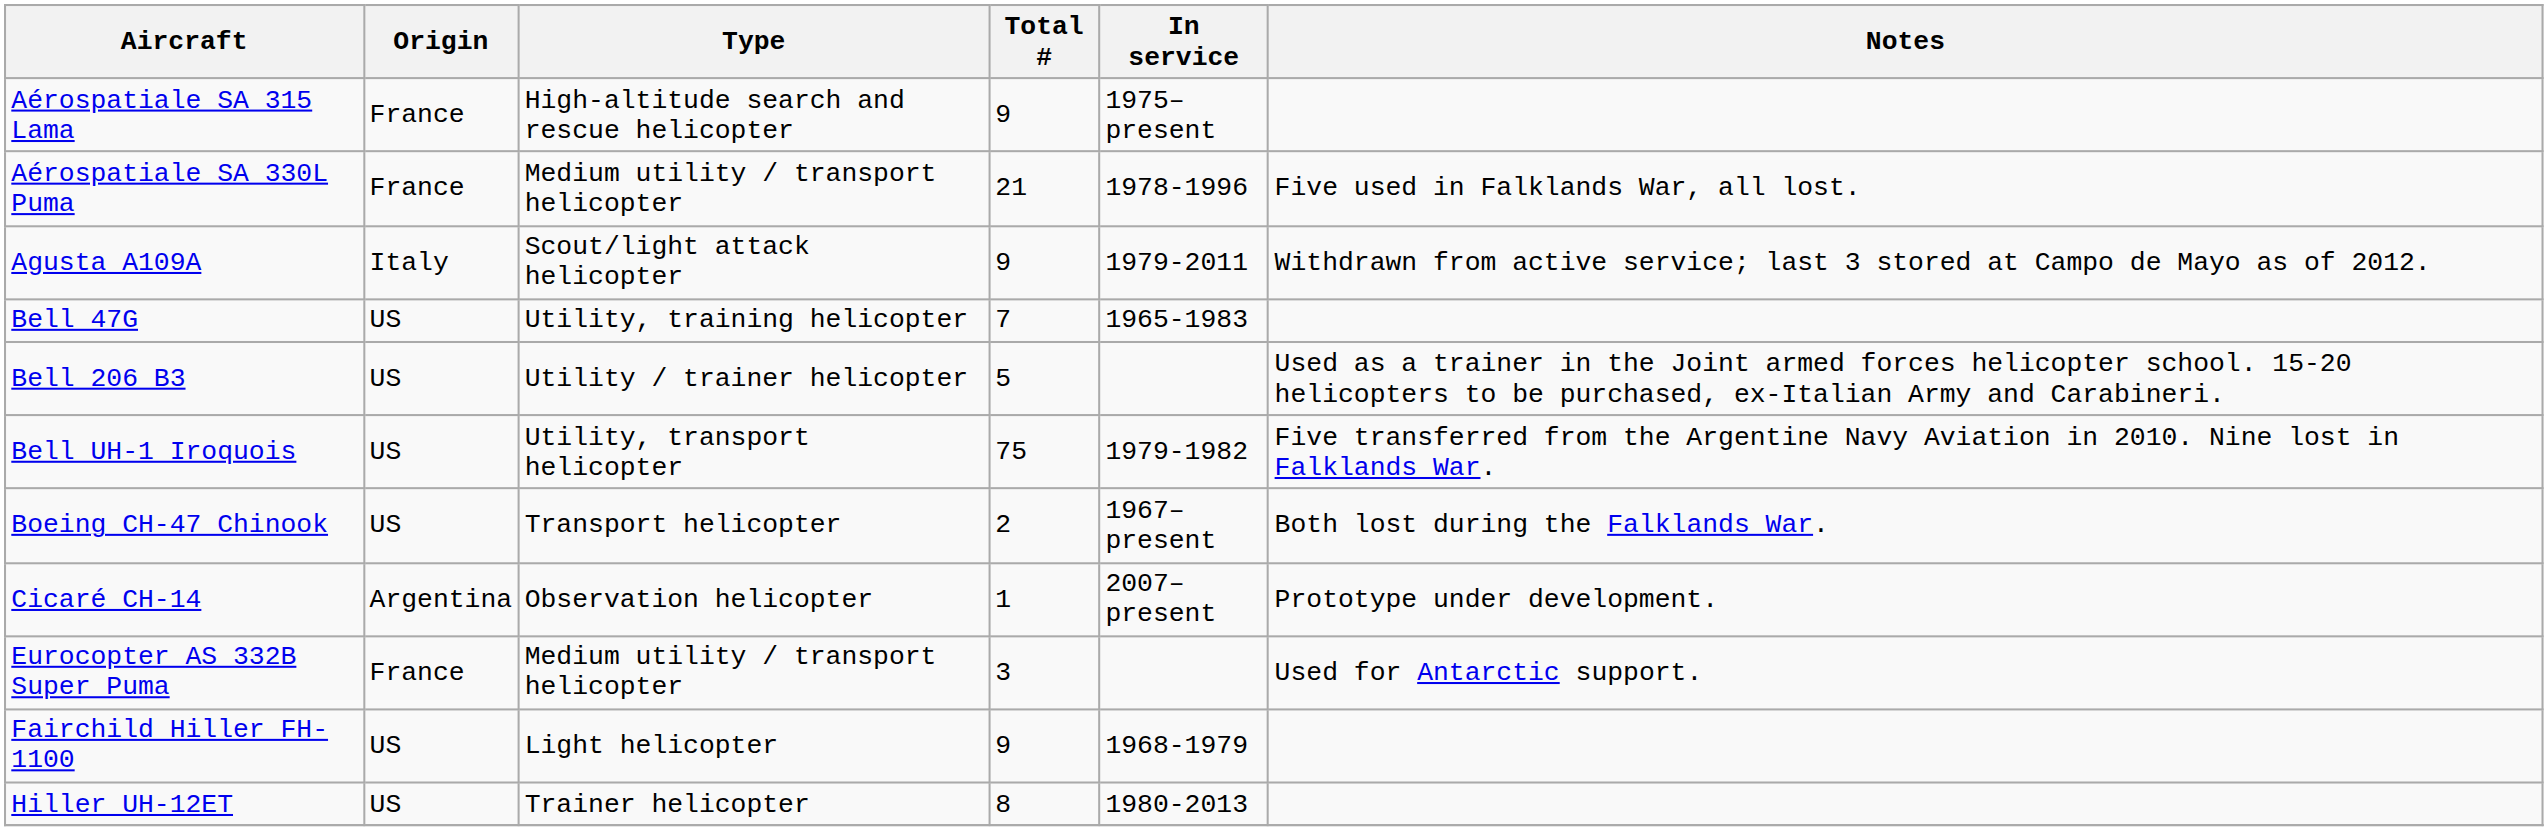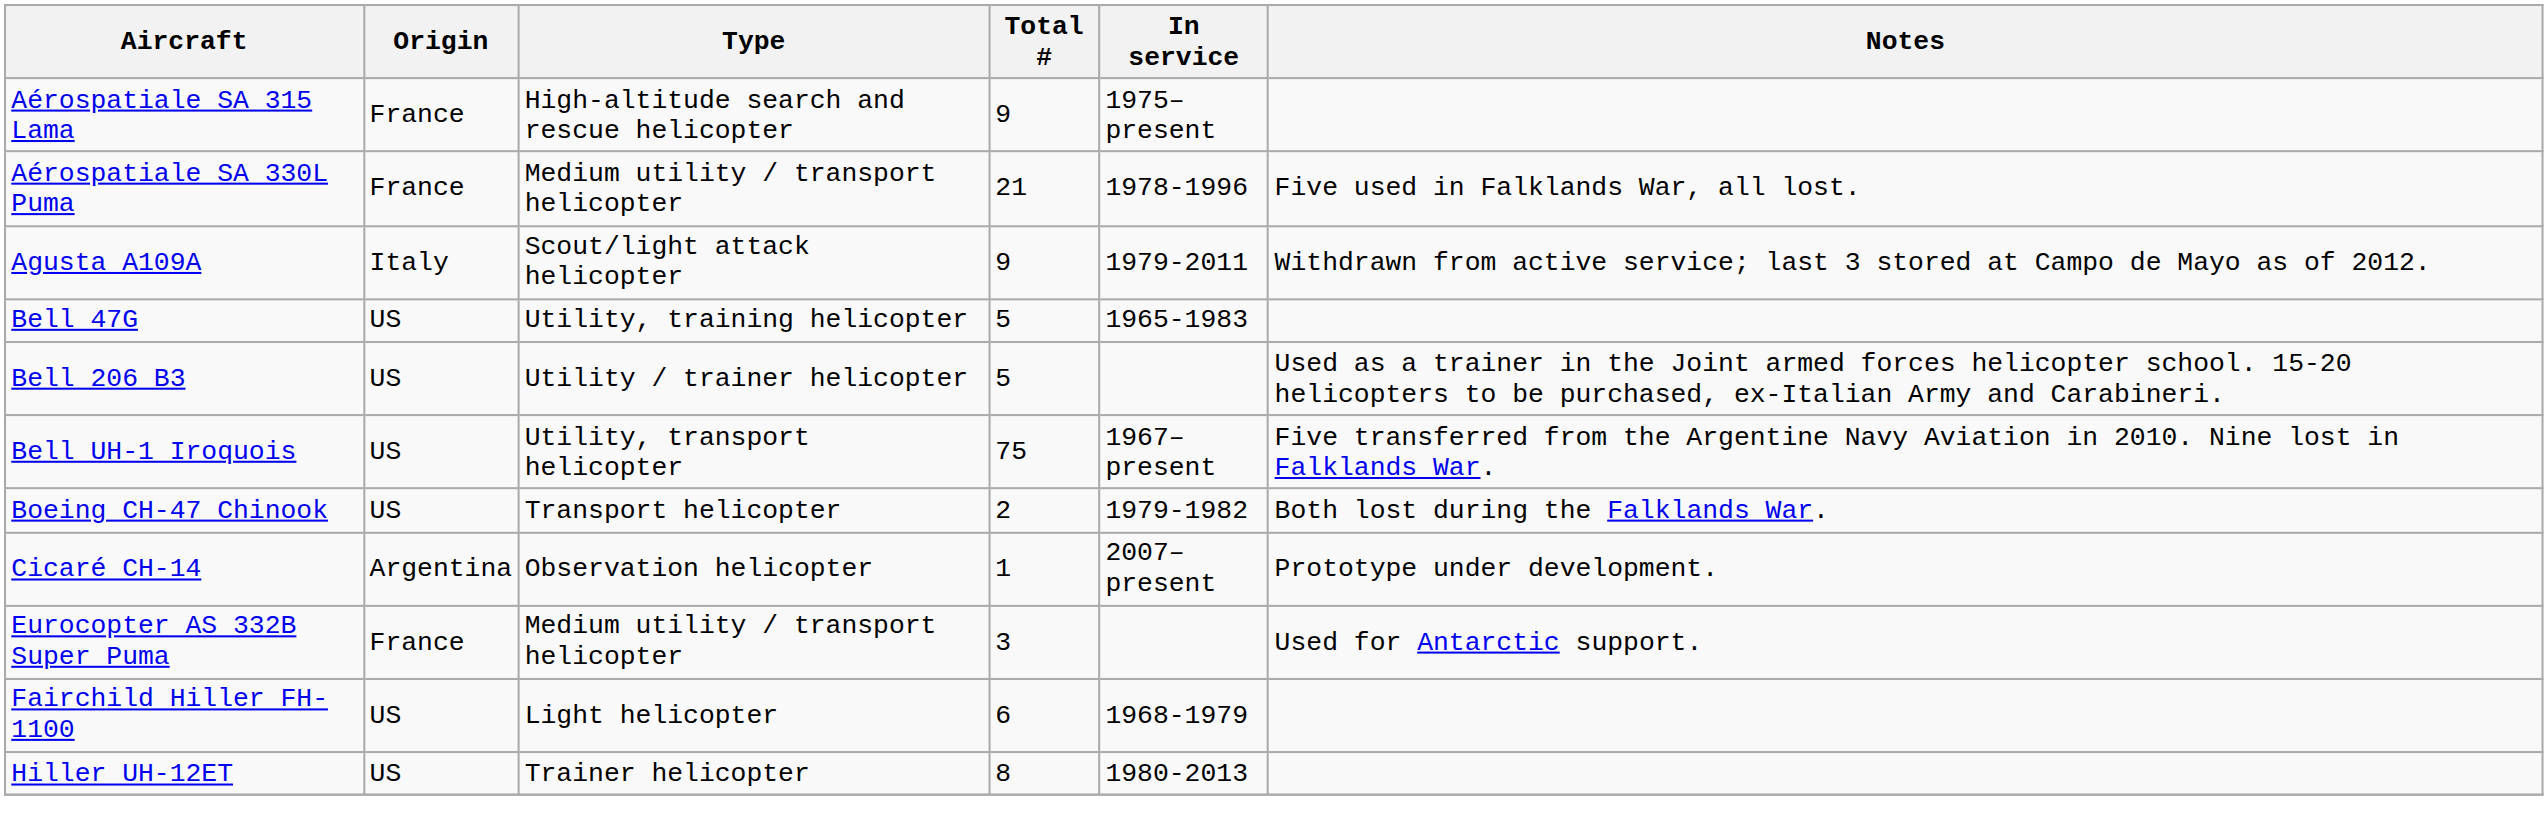(1003, 320) 7 -> (1003, 320) 5
(1177, 452) 1979-1982 -> (1161, 452) 1967–present
(1161, 526) 1967–present -> (1177, 510) 1979-1982
(1003, 746) 9 -> (1003, 715) 6
